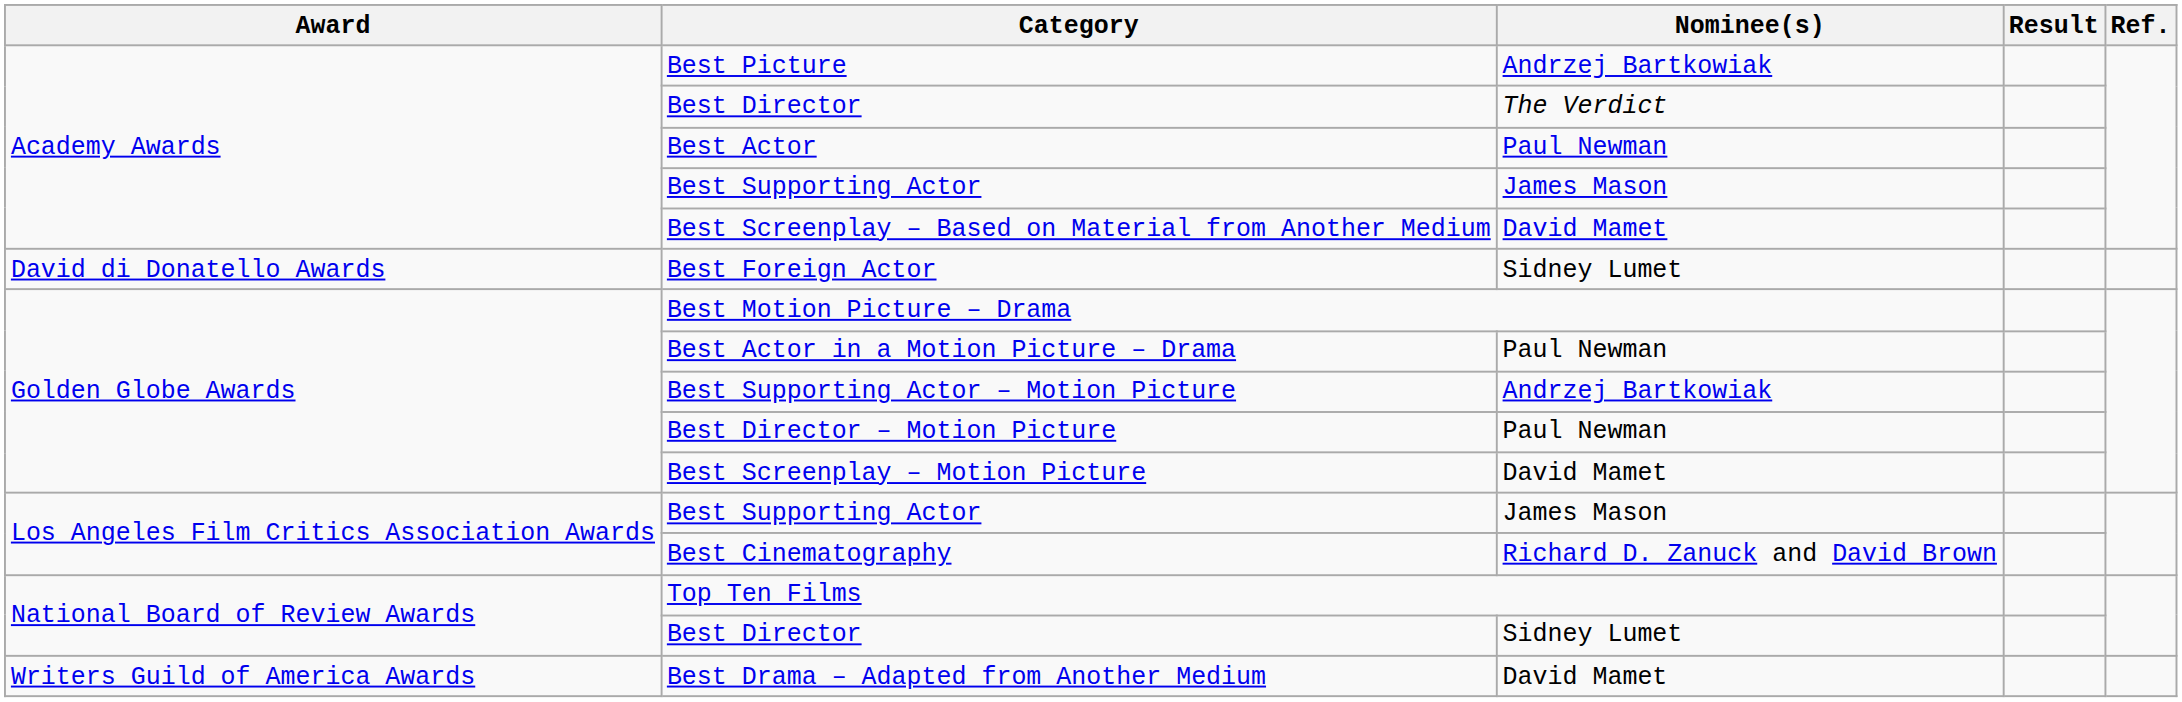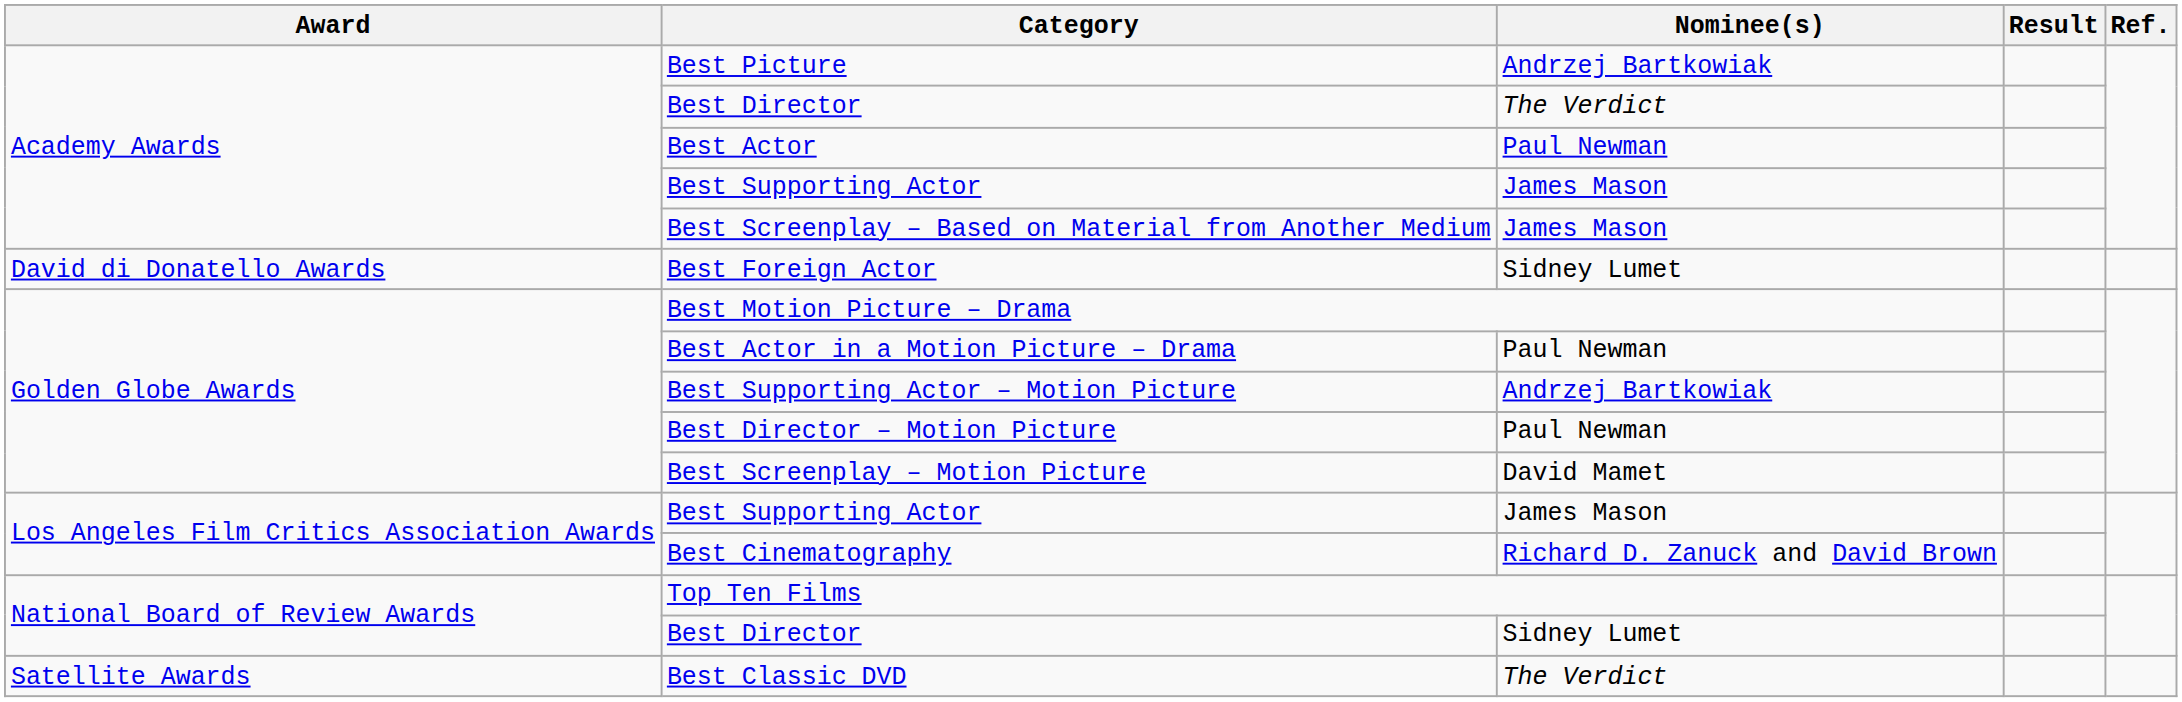(1585, 229) David Mamet -> (1585, 229) James Mason
+ row: (131, 676)
- row: (243, 676)
